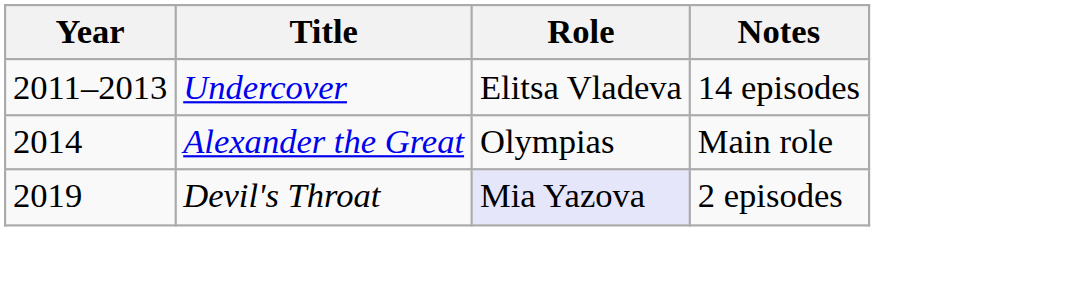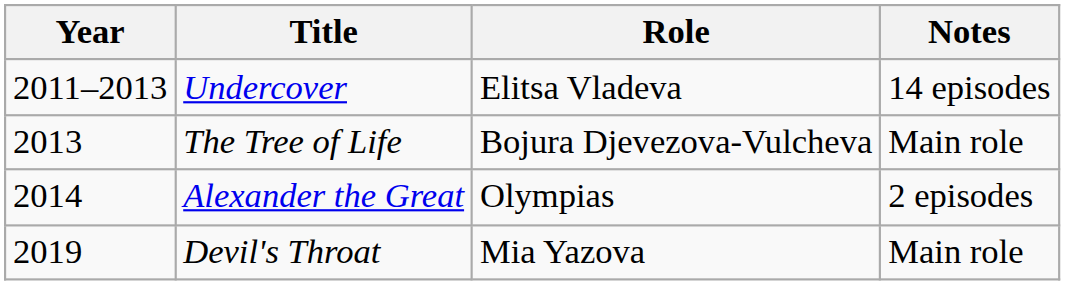+ row: (292, 141)
(765, 141) Main role -> (961, 196) 2 episodes
(563, 196) lavender background -> (563, 251) no background
(770, 196) 2 episodes -> (956, 251) Main role
